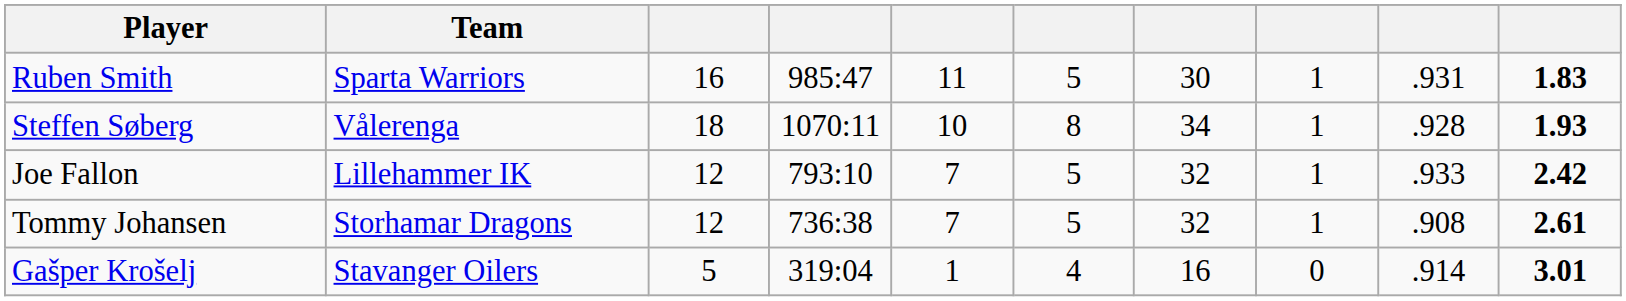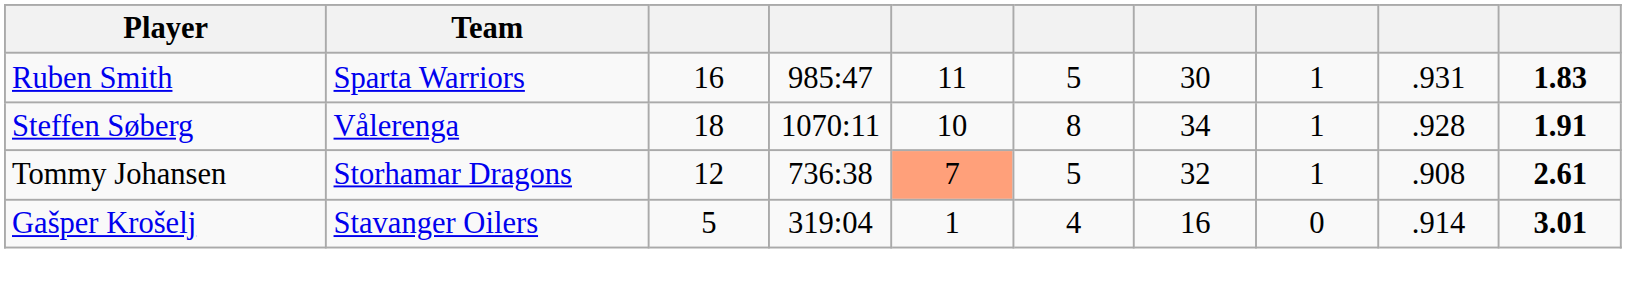(1560, 125) 1.93 -> (1560, 125) 1.91
- row: (75, 174)
(952, 222) no background -> (952, 174) lightsalmon background
